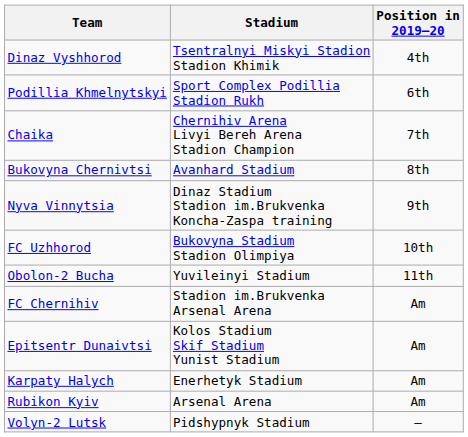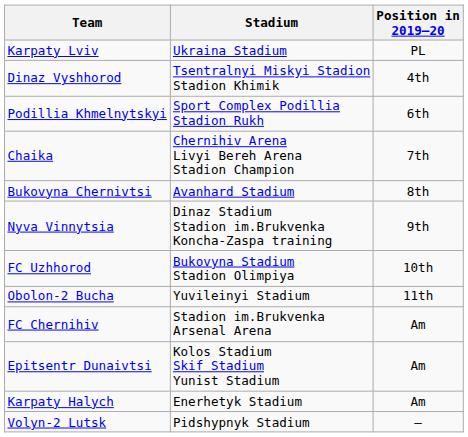+ row: (53, 50)
- row: (53, 401)
